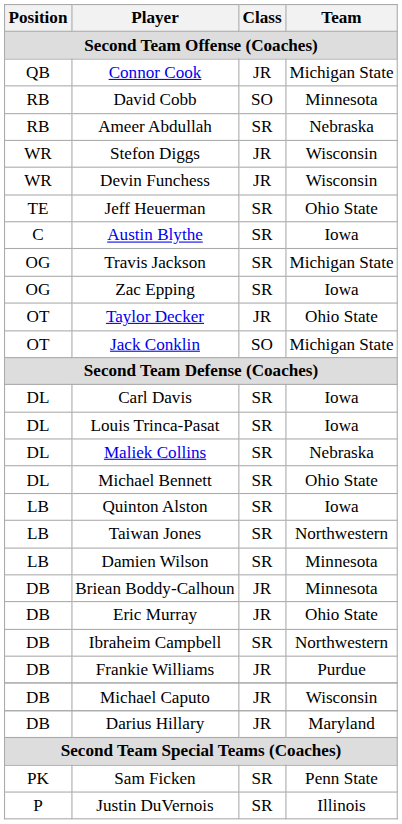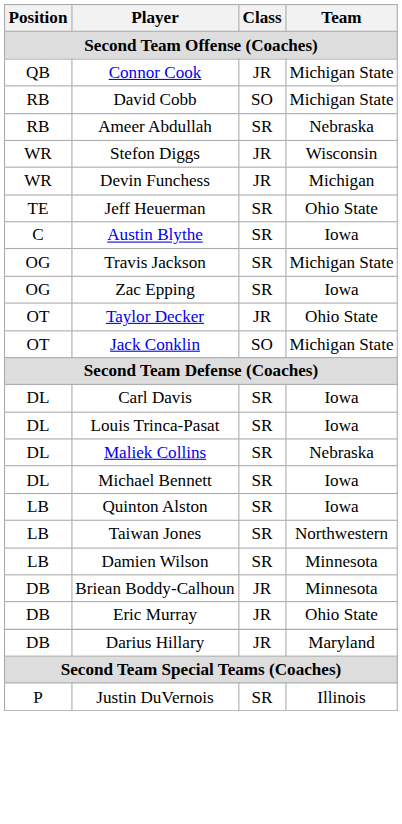(341, 99) Minnesota -> (342, 99) Michigan State
(342, 180) Wisconsin -> (341, 180) Michigan
(342, 479) Ohio State -> (341, 479) Iowa
- row: (155, 642)
- row: (155, 669)
- row: (155, 696)
- row: (155, 778)
